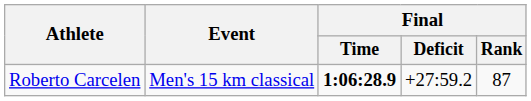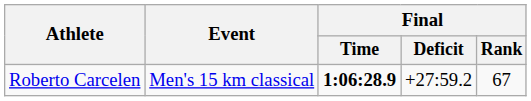(502, 80) 87 -> (502, 80) 67
